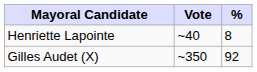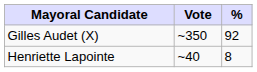rows swapped: (53, 56) <-> (61, 35)
